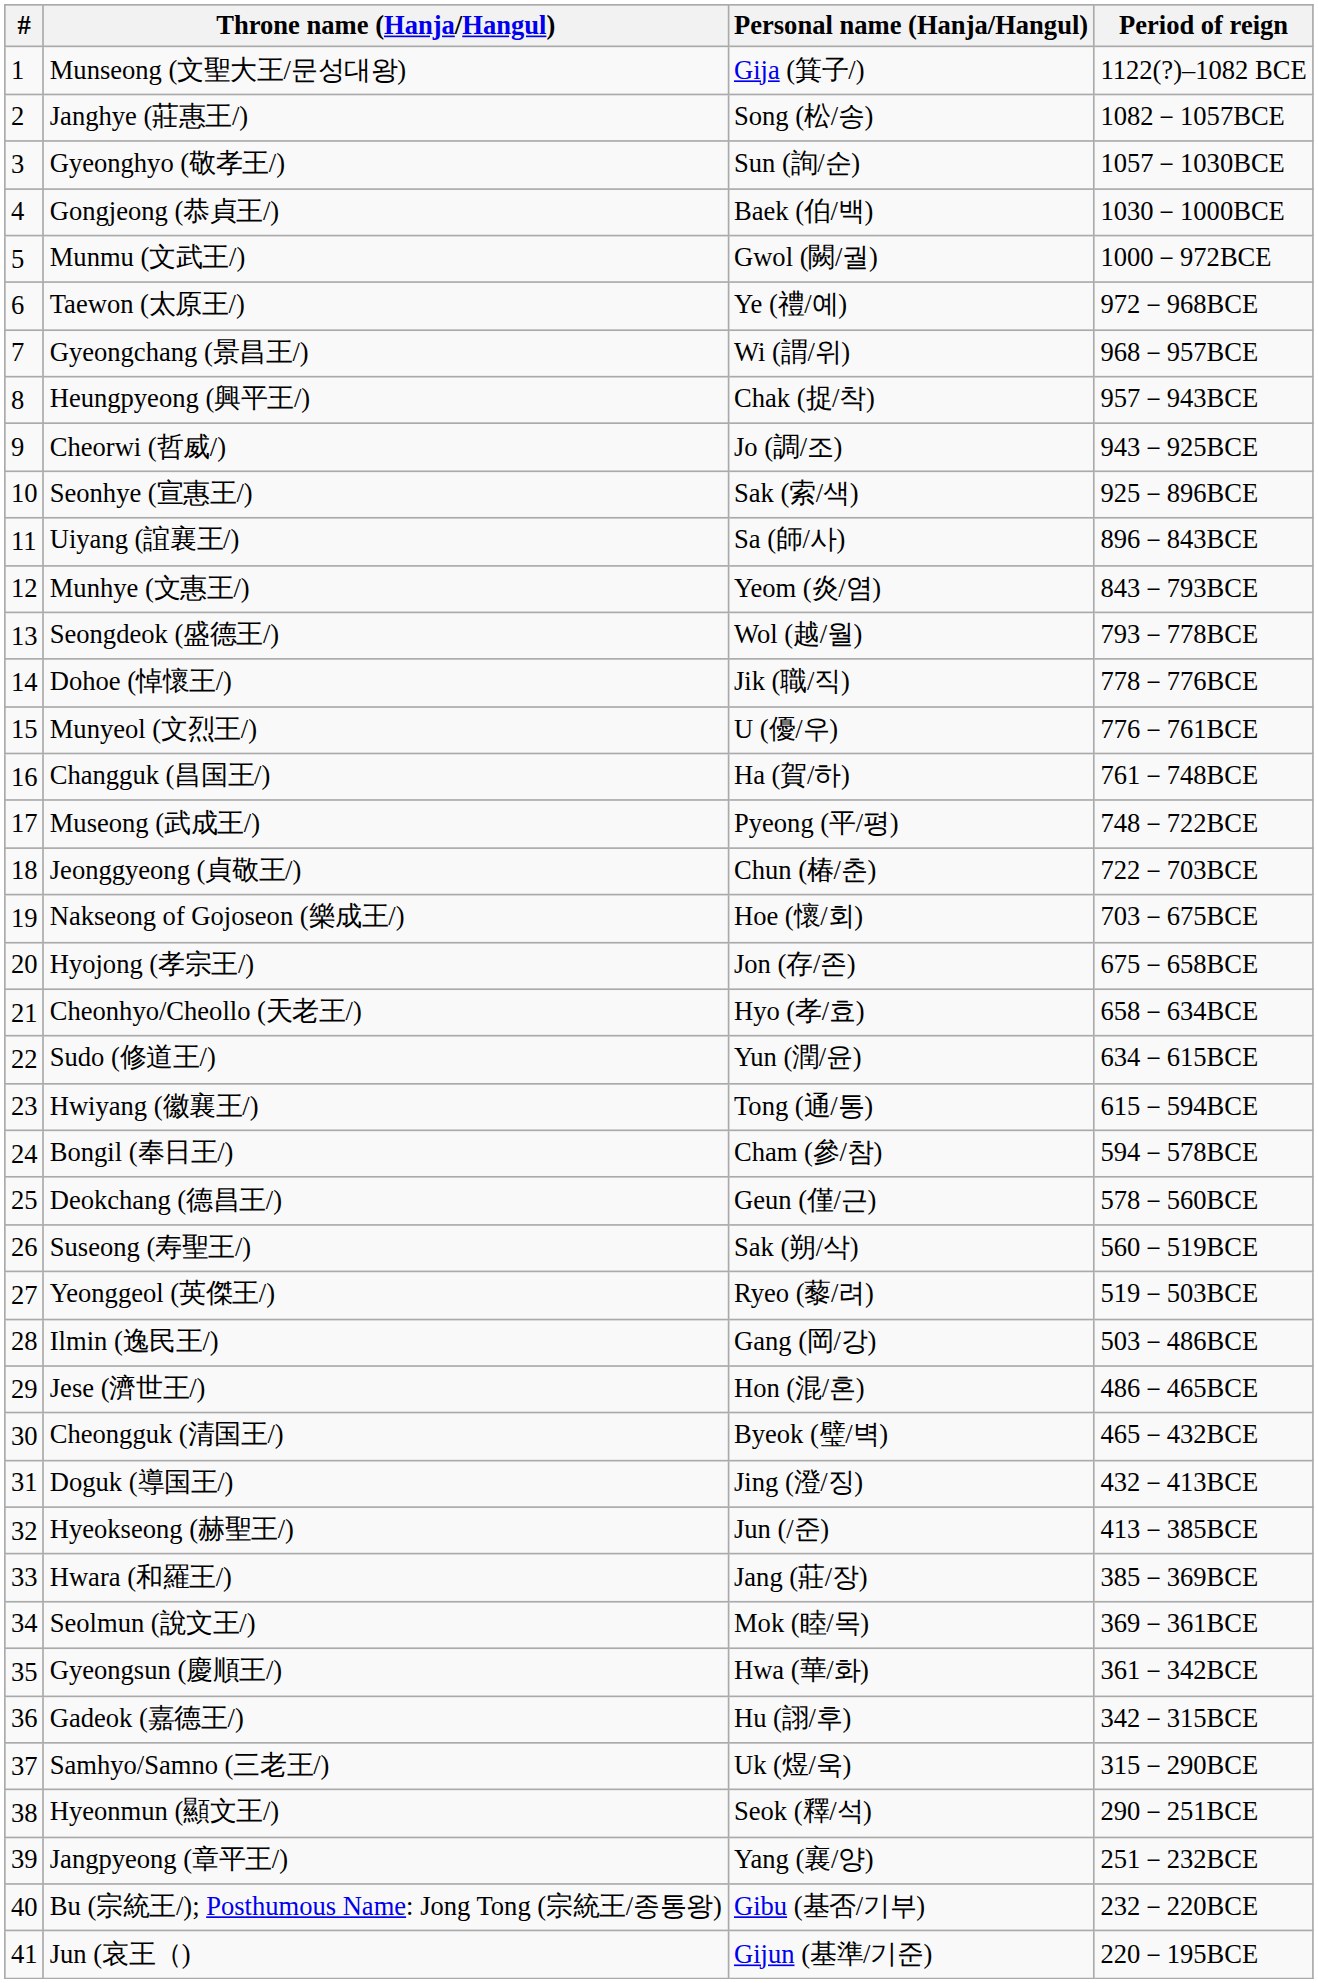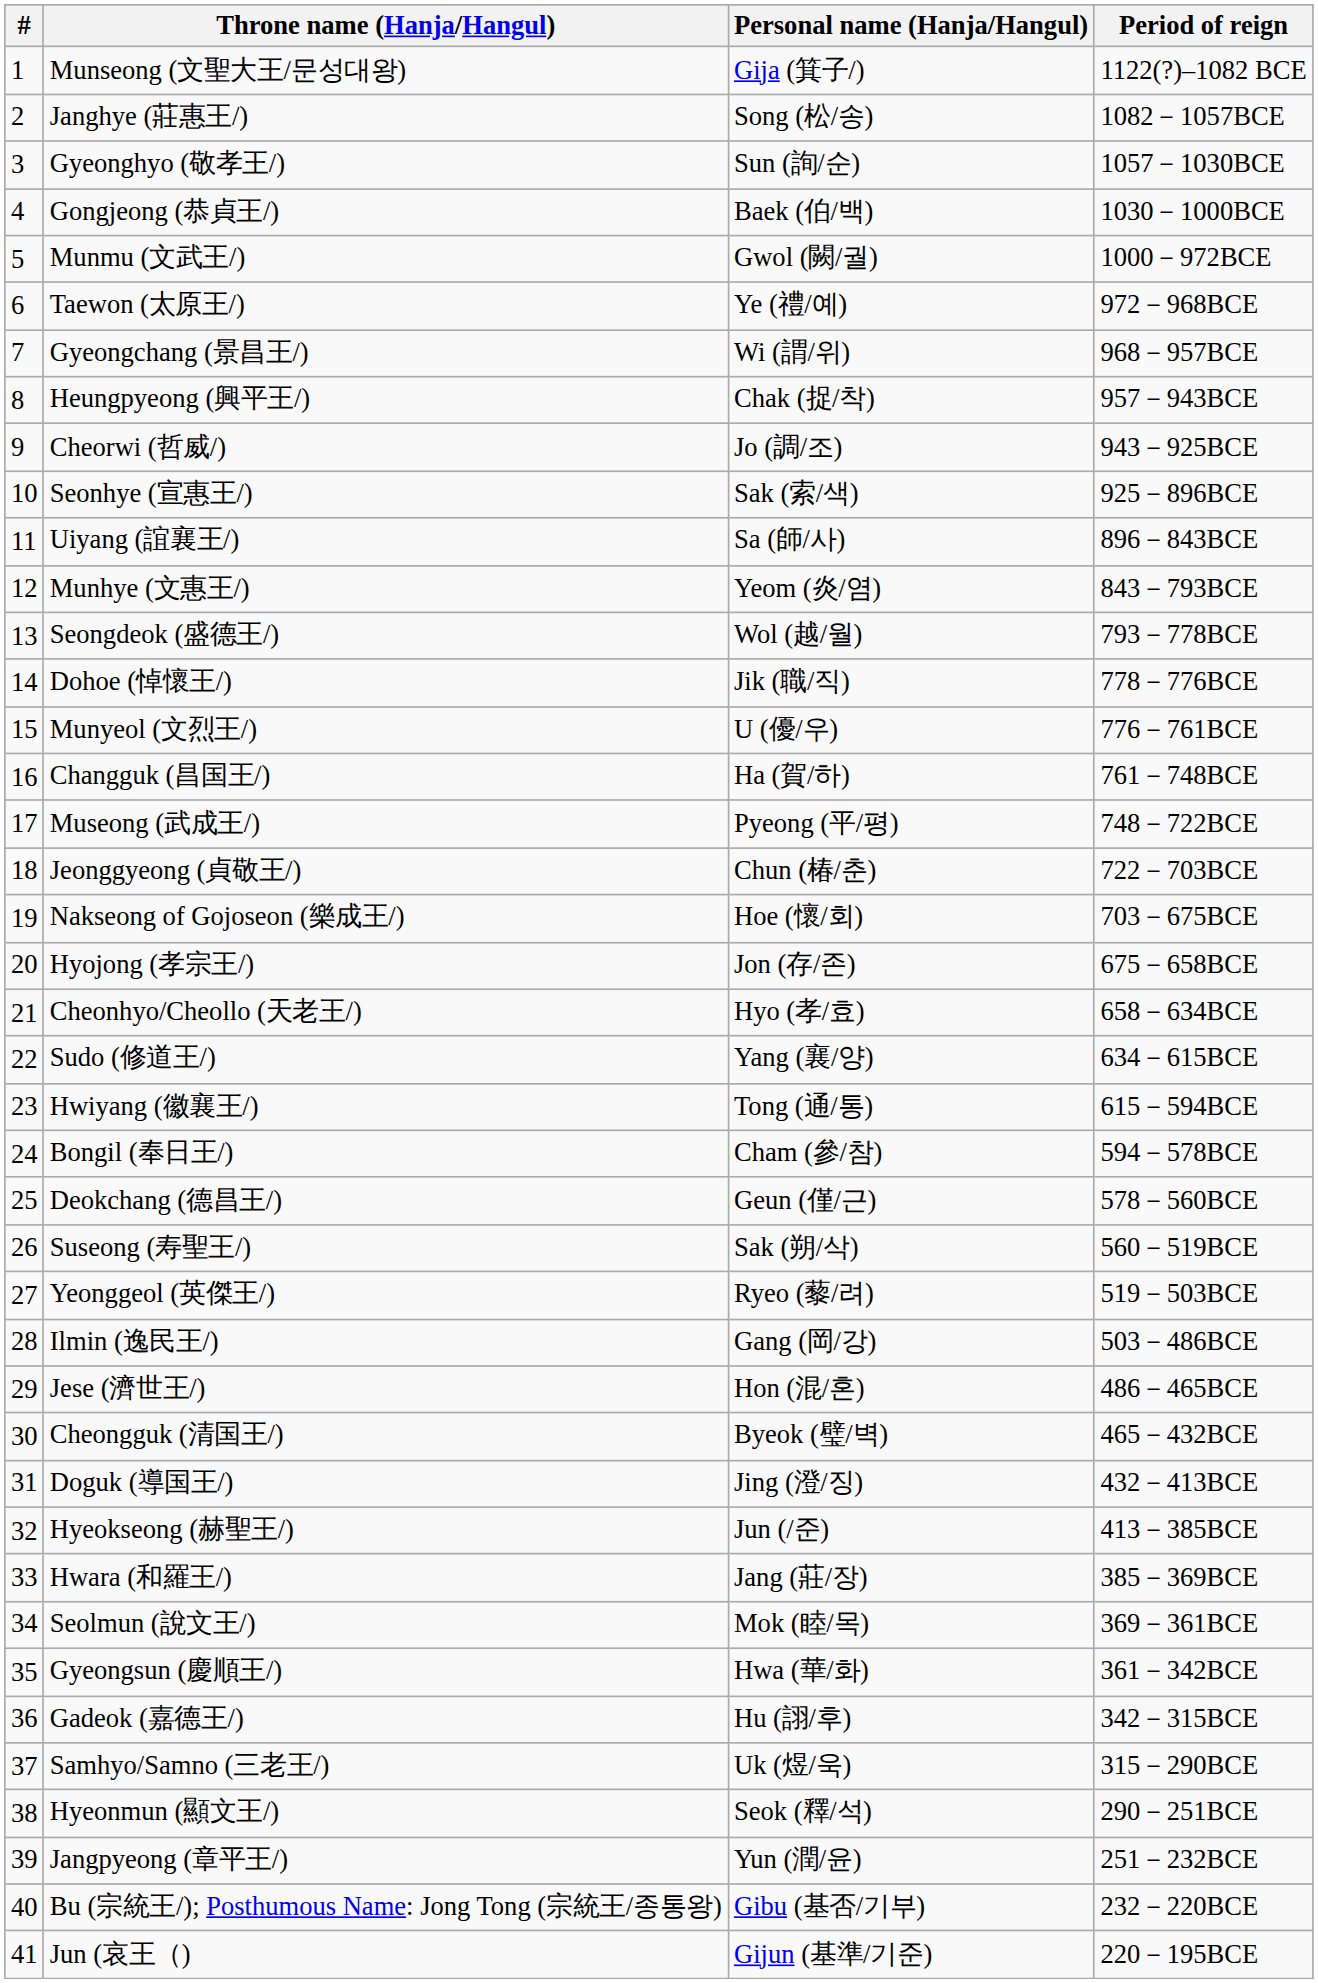(798, 1058) Yun (潤/윤) -> (804, 1058) Yang (襄/양)
(804, 1859) Yang (襄/양) -> (798, 1859) Yun (潤/윤)
